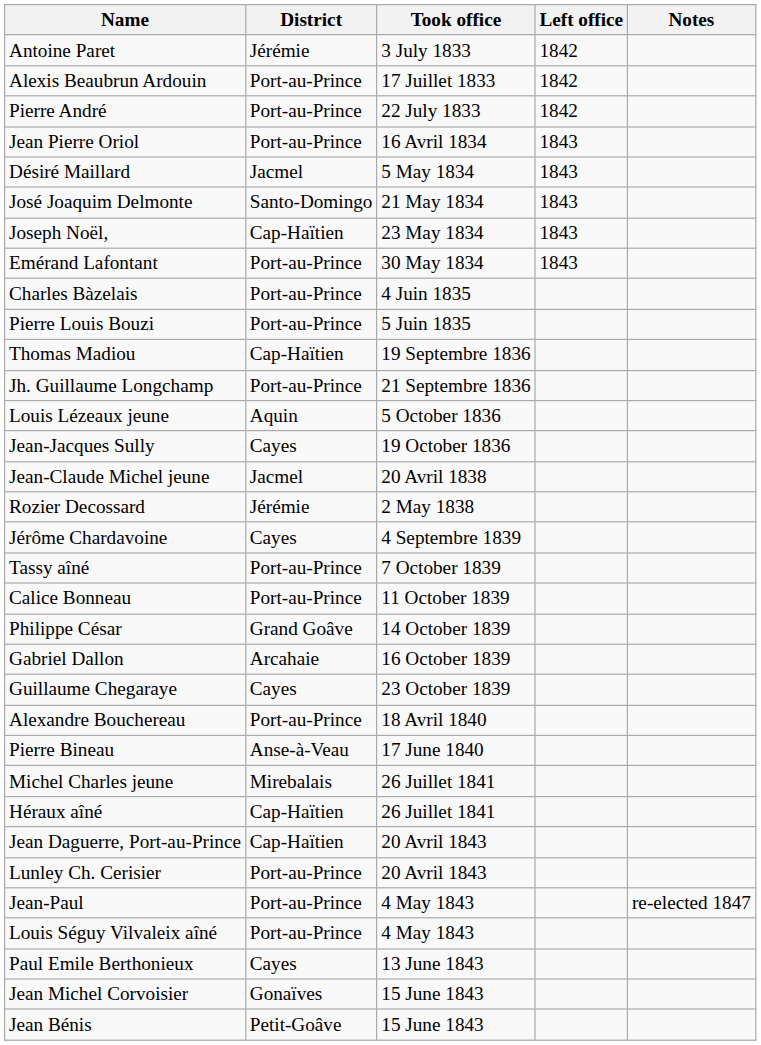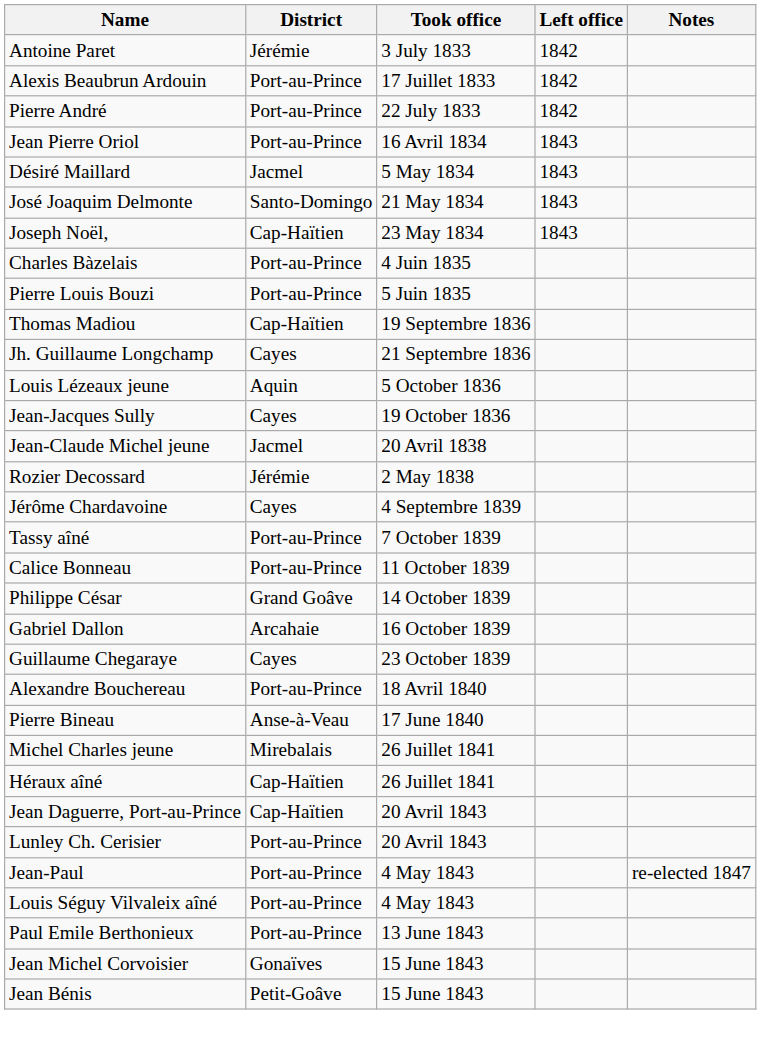- row: (83, 263)
(306, 385) Port-au-Prince -> (273, 354) Cayes
(273, 963) Cayes -> (306, 933) Port-au-Prince
